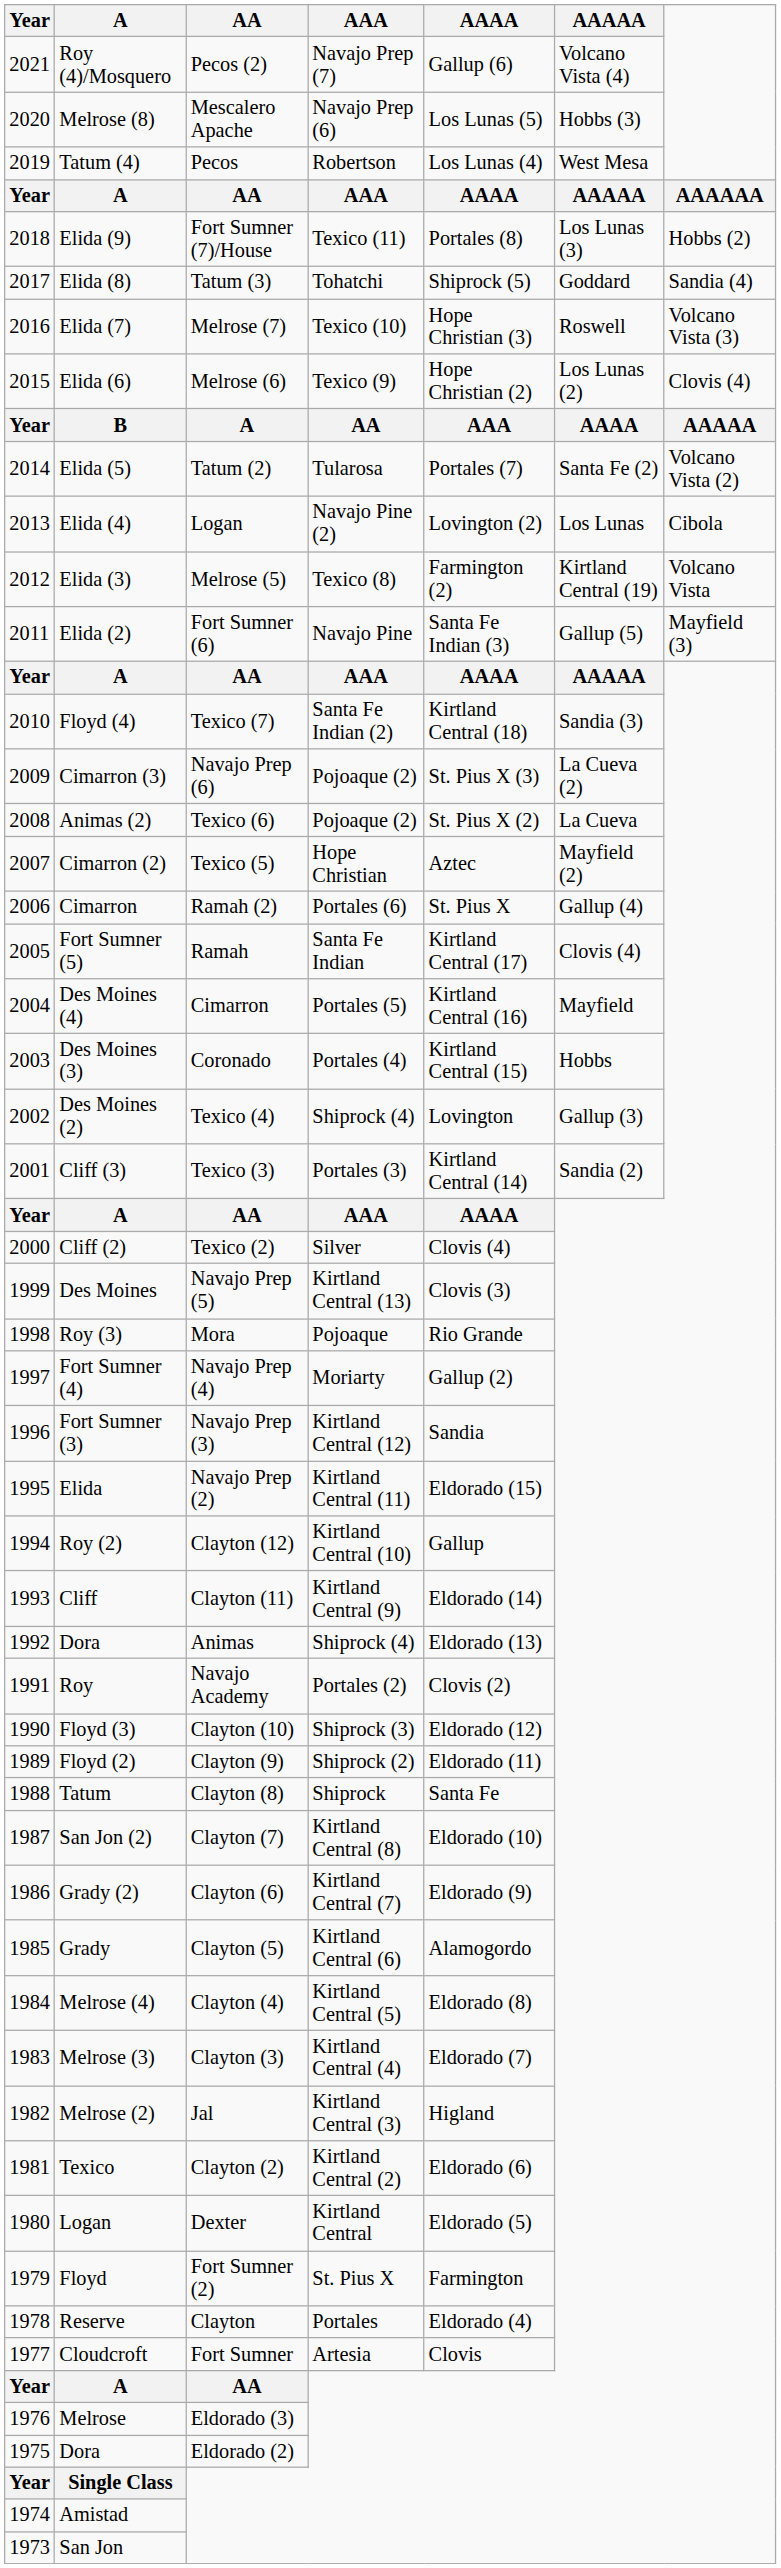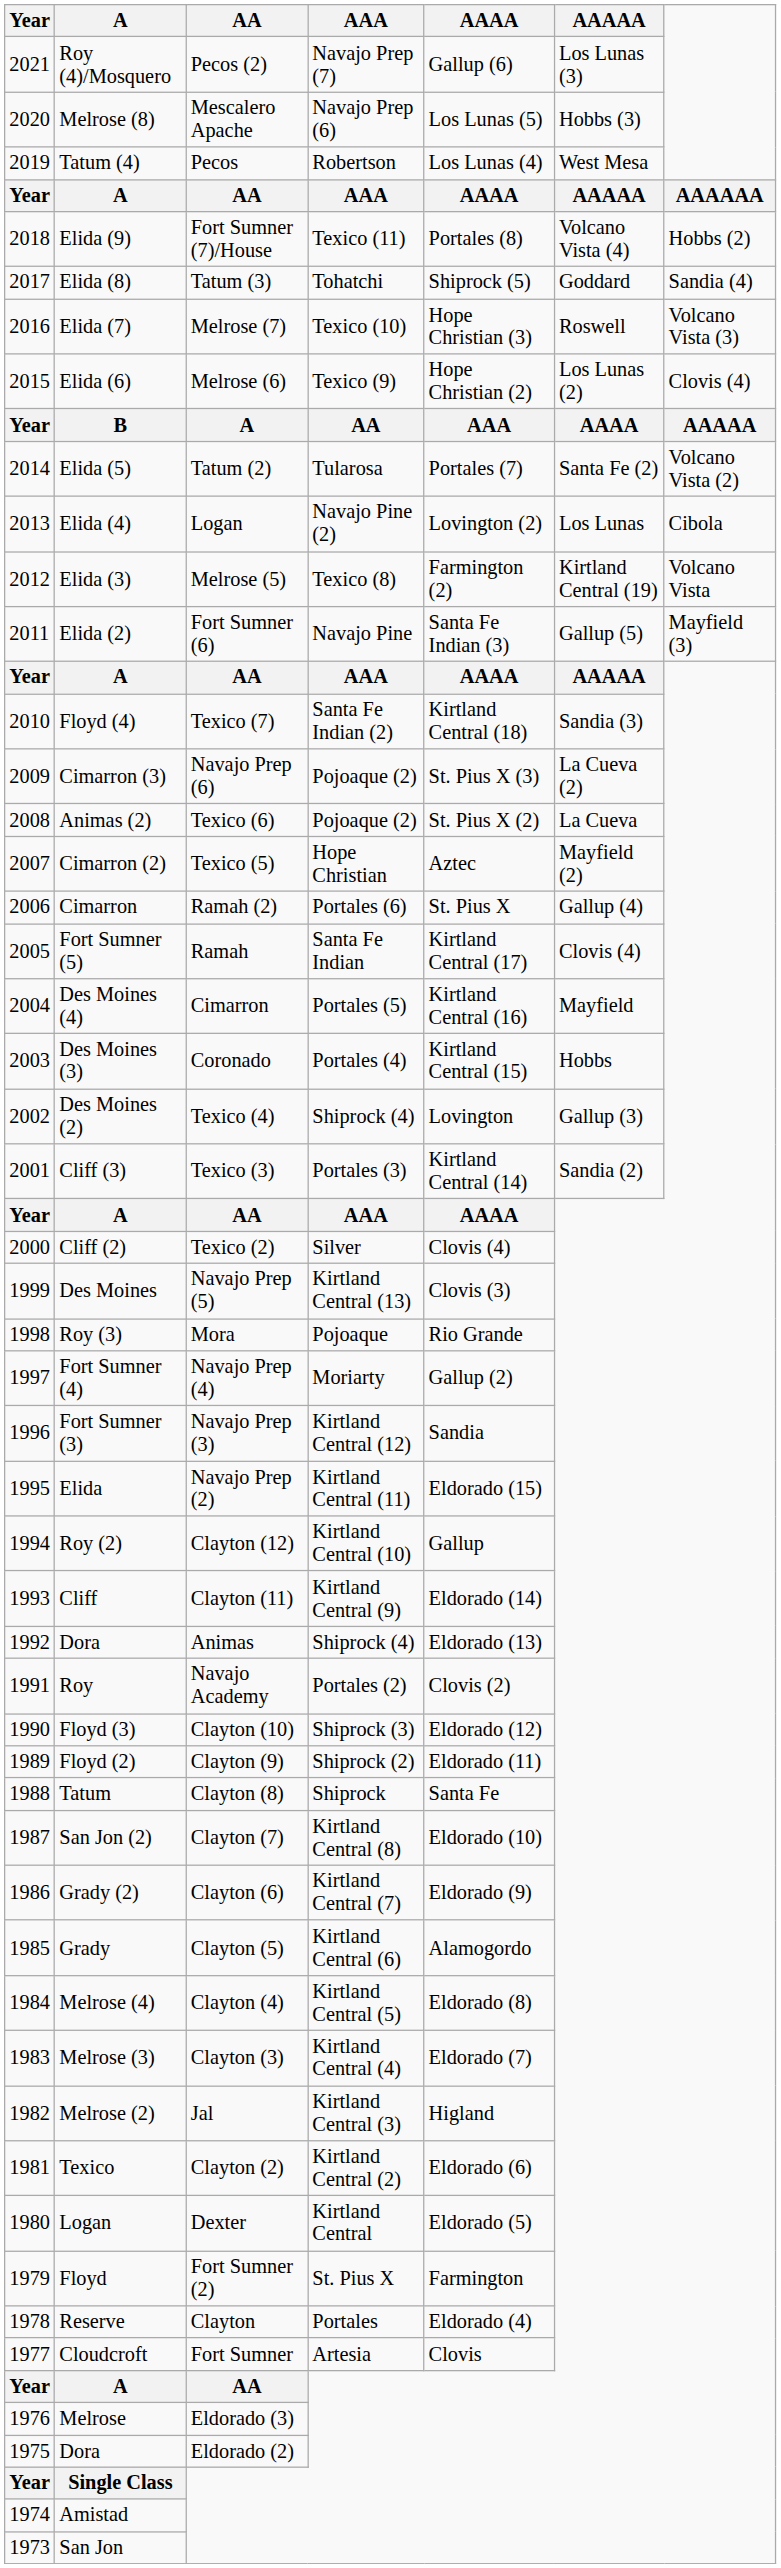(594, 64) Volcano Vista (4) -> (602, 64) Los Lunas (3)
(602, 238) Los Lunas (3) -> (594, 238) Volcano Vista (4)
